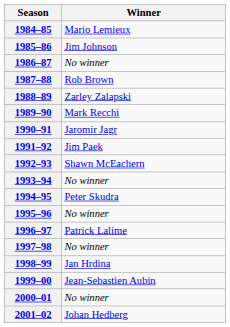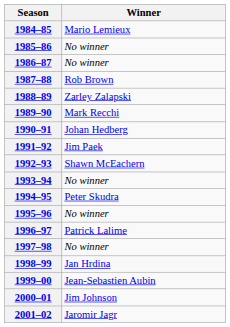(91, 46) Jim Johnson -> (87, 46) No winner
(91, 130) Jaromir Jagr -> (96, 130) Johan Hedberg
(87, 297) No winner -> (91, 297) Jim Johnson
(96, 314) Johan Hedberg -> (91, 314) Jaromir Jagr
